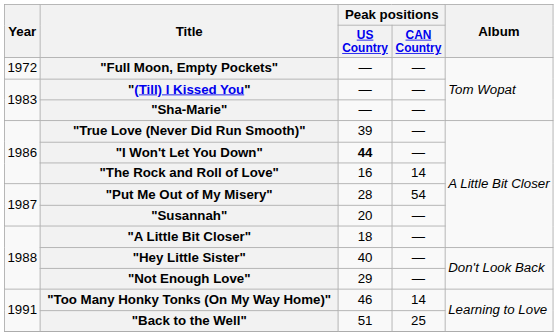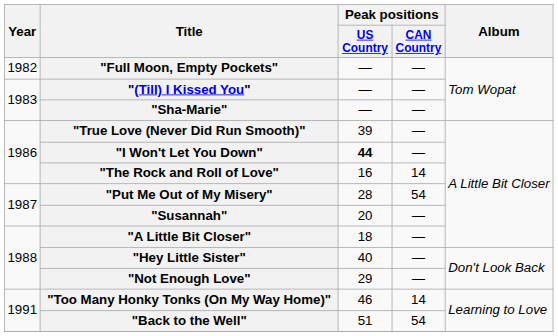(22, 68) 1972 -> (22, 68) 1982
(418, 320) 25 -> (418, 320) 54
